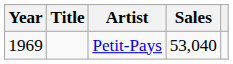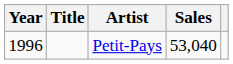(26, 45) 1969 -> (26, 45) 1996
